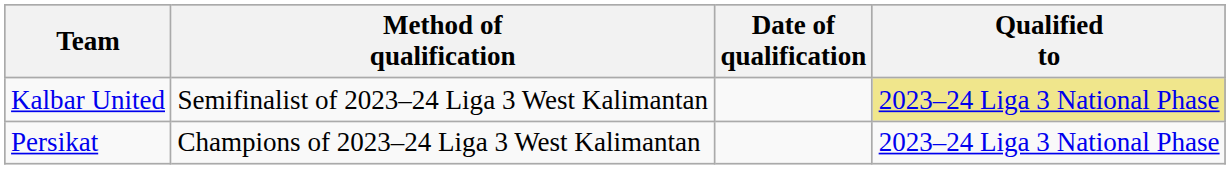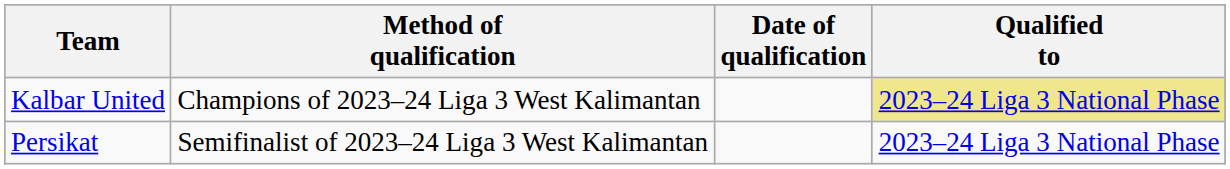(443, 99) Semifinalist of 2023–24 Liga 3 West Kalimantan -> (439, 99) Champions of 2023–24 Liga 3 West Kalimantan
(439, 142) Champions of 2023–24 Liga 3 West Kalimantan -> (443, 142) Semifinalist of 2023–24 Liga 3 West Kalimantan
